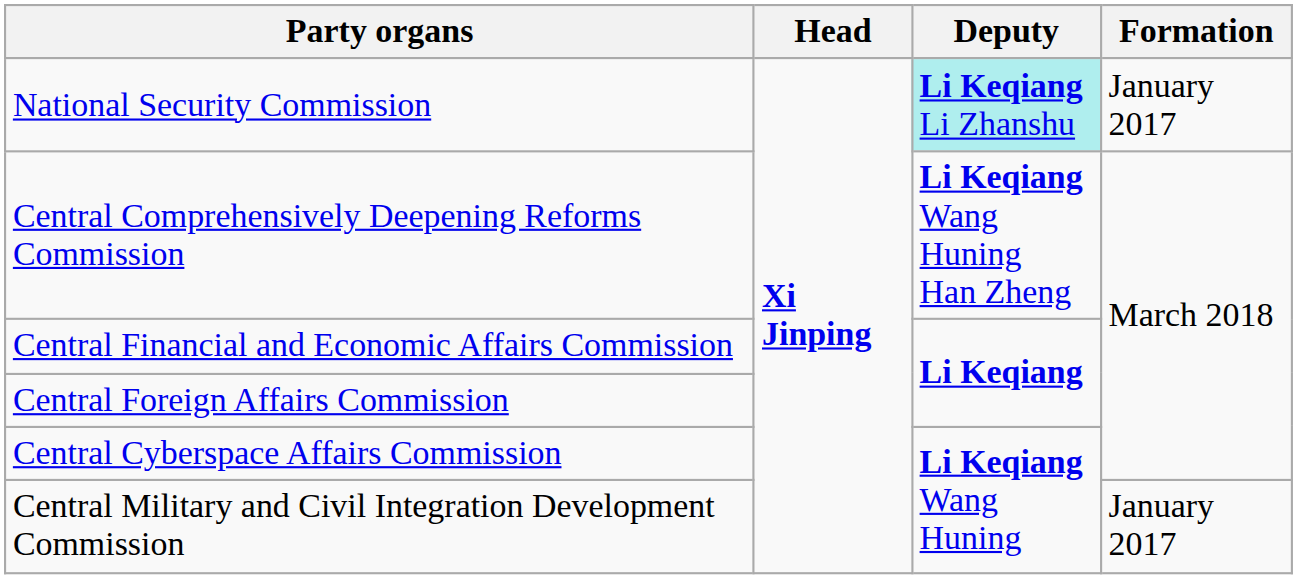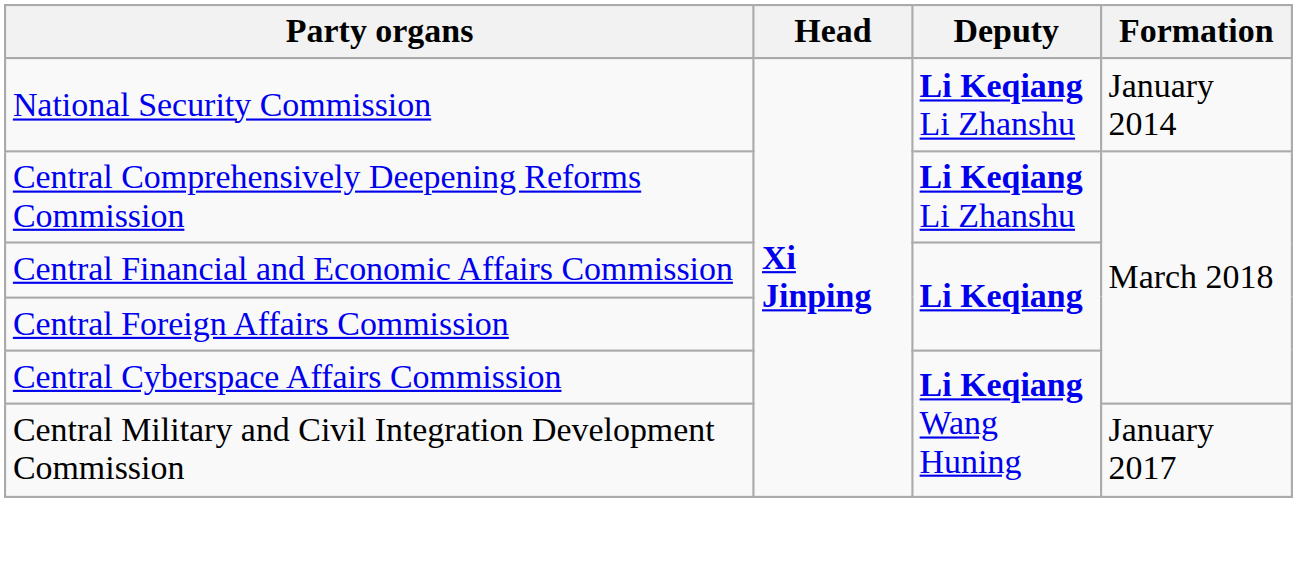(1001, 104) paleturquoise background -> (1001, 104) no background
(1161, 104) January 2017 -> (1161, 104) January 2014
(1001, 234) Li Keqiang Wang Huning Han Zheng -> (1001, 196) Li Keqiang Li Zhanshu
